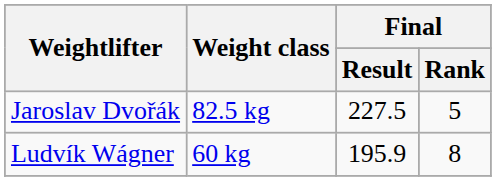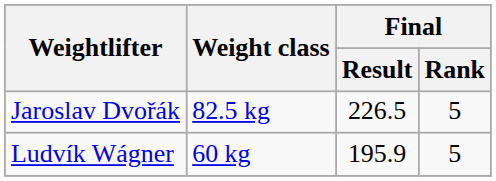(377, 111) 227.5 -> (377, 111) 226.5
(455, 154) 8 -> (455, 154) 5
